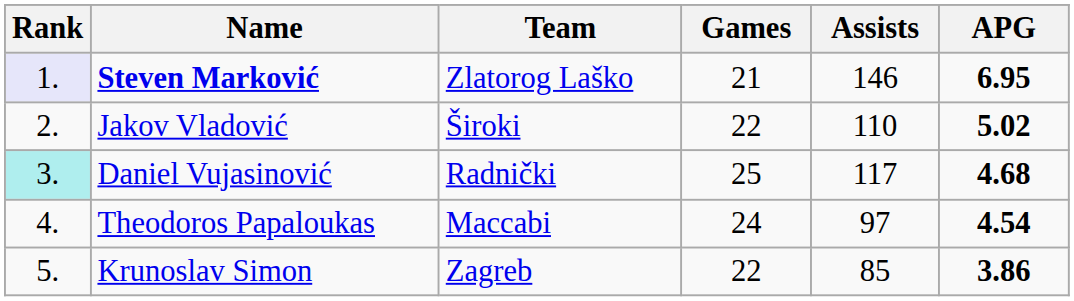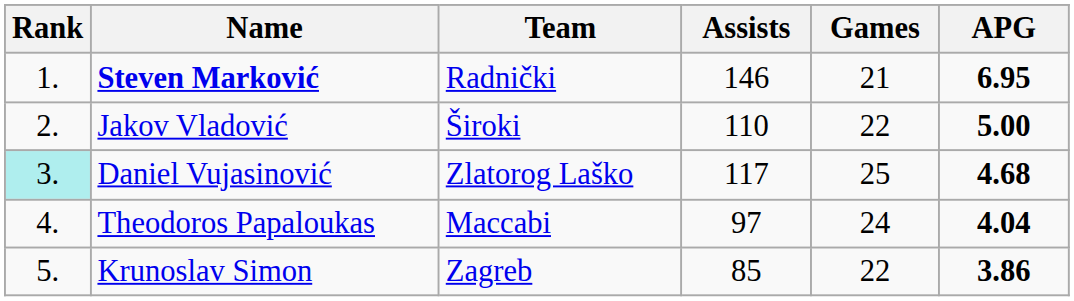columns swapped: (875, 28) <-> (746, 28)
(48, 77) lavender background -> (48, 77) no background
(540, 77) Zlatorog Laško -> (501, 77) Radnički
(1004, 125) 5.02 -> (1004, 125) 5.00
(501, 174) Radnički -> (540, 174) Zlatorog Laško
(1004, 222) 4.54 -> (1004, 222) 4.04
